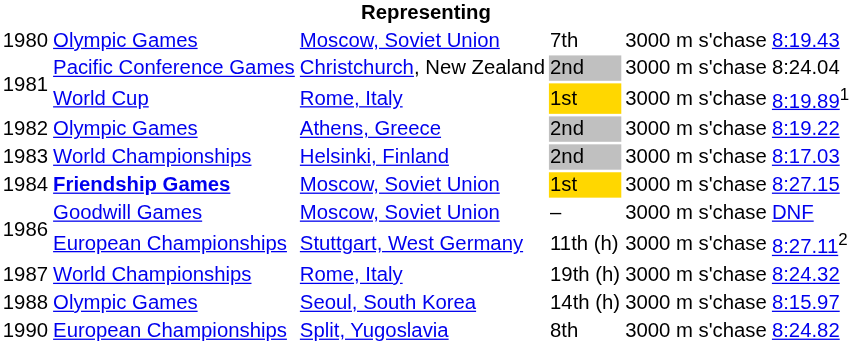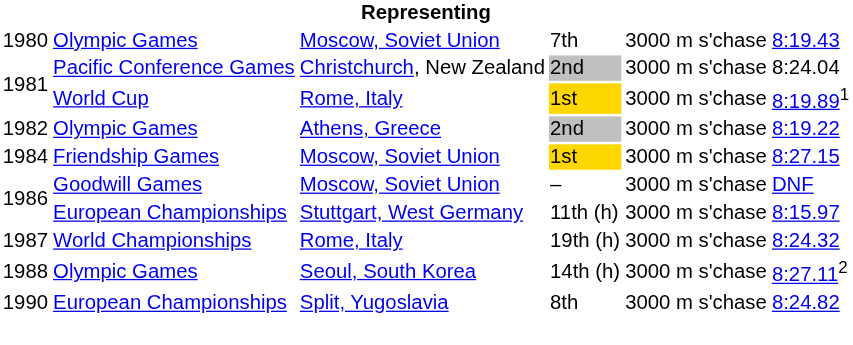- row: (25, 157)
(142, 185) bold -> (136, 157) normal
(810, 243) 8:27.112 -> (806, 213) 8:15.97
(806, 302) 8:15.97 -> (810, 271) 8:27.112
